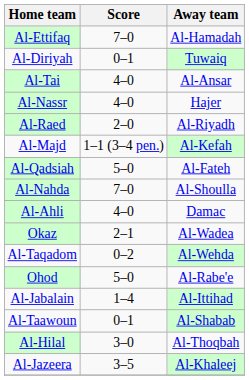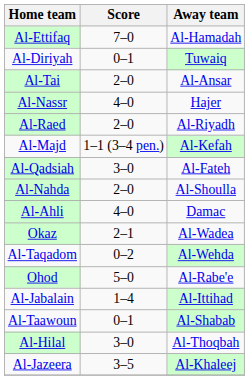(124, 80) 4–0 -> (124, 80) 2–0
(124, 168) 5–0 -> (124, 168) 3–0
(124, 189) 7–0 -> (124, 189) 2–0
